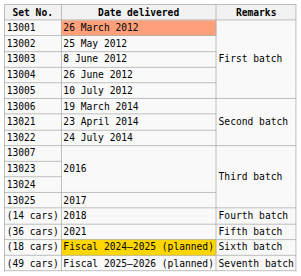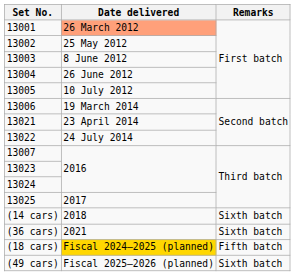(253, 216) Fourth batch -> (250, 216) Sixth batch
(250, 232) Fifth batch -> (250, 232) Sixth batch
(250, 247) Sixth batch -> (250, 247) Fifth batch
(256, 263) Seventh batch -> (250, 263) Sixth batch
